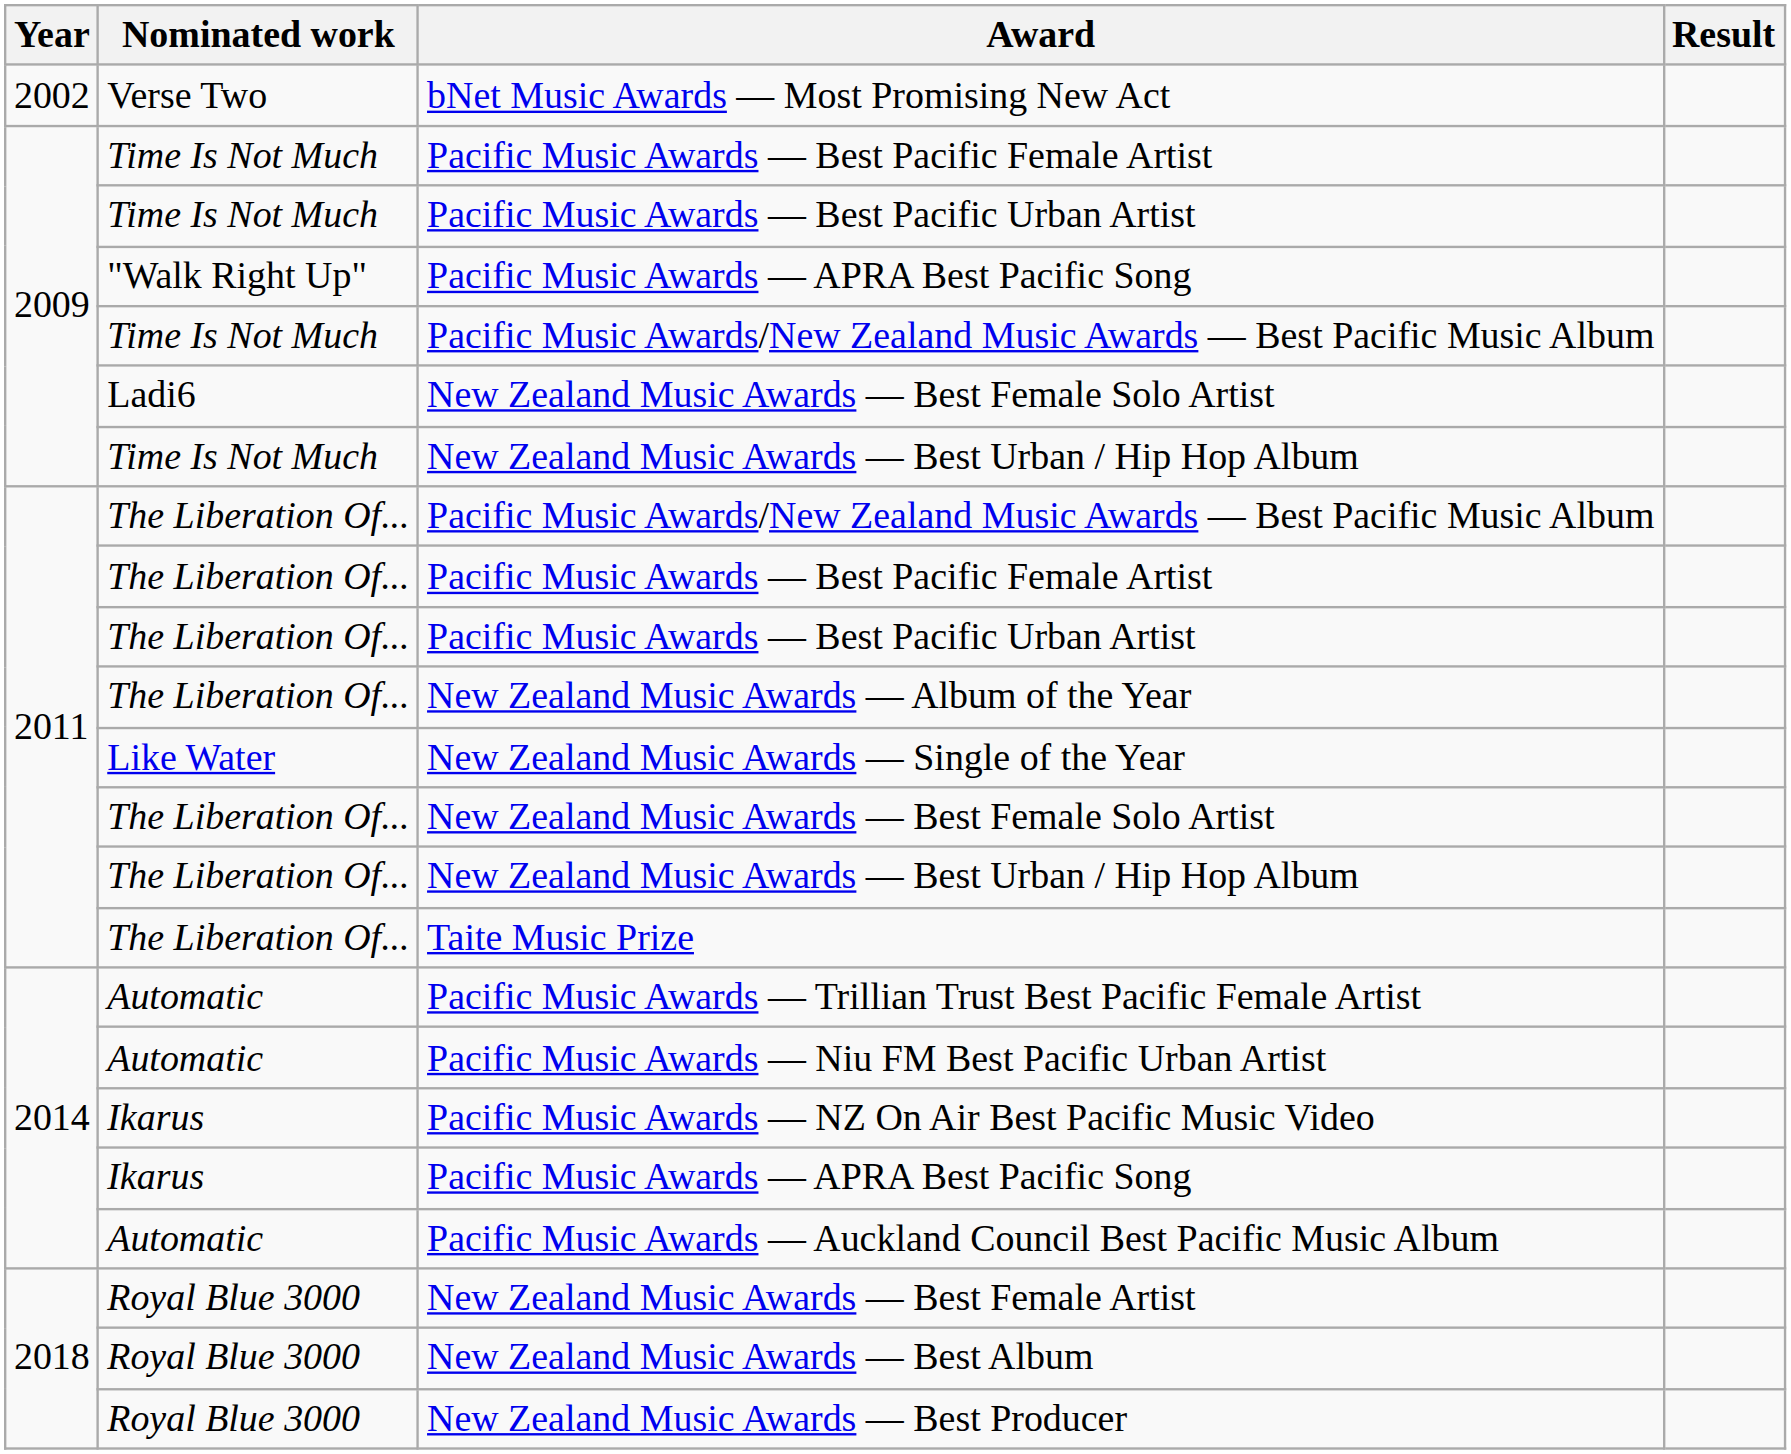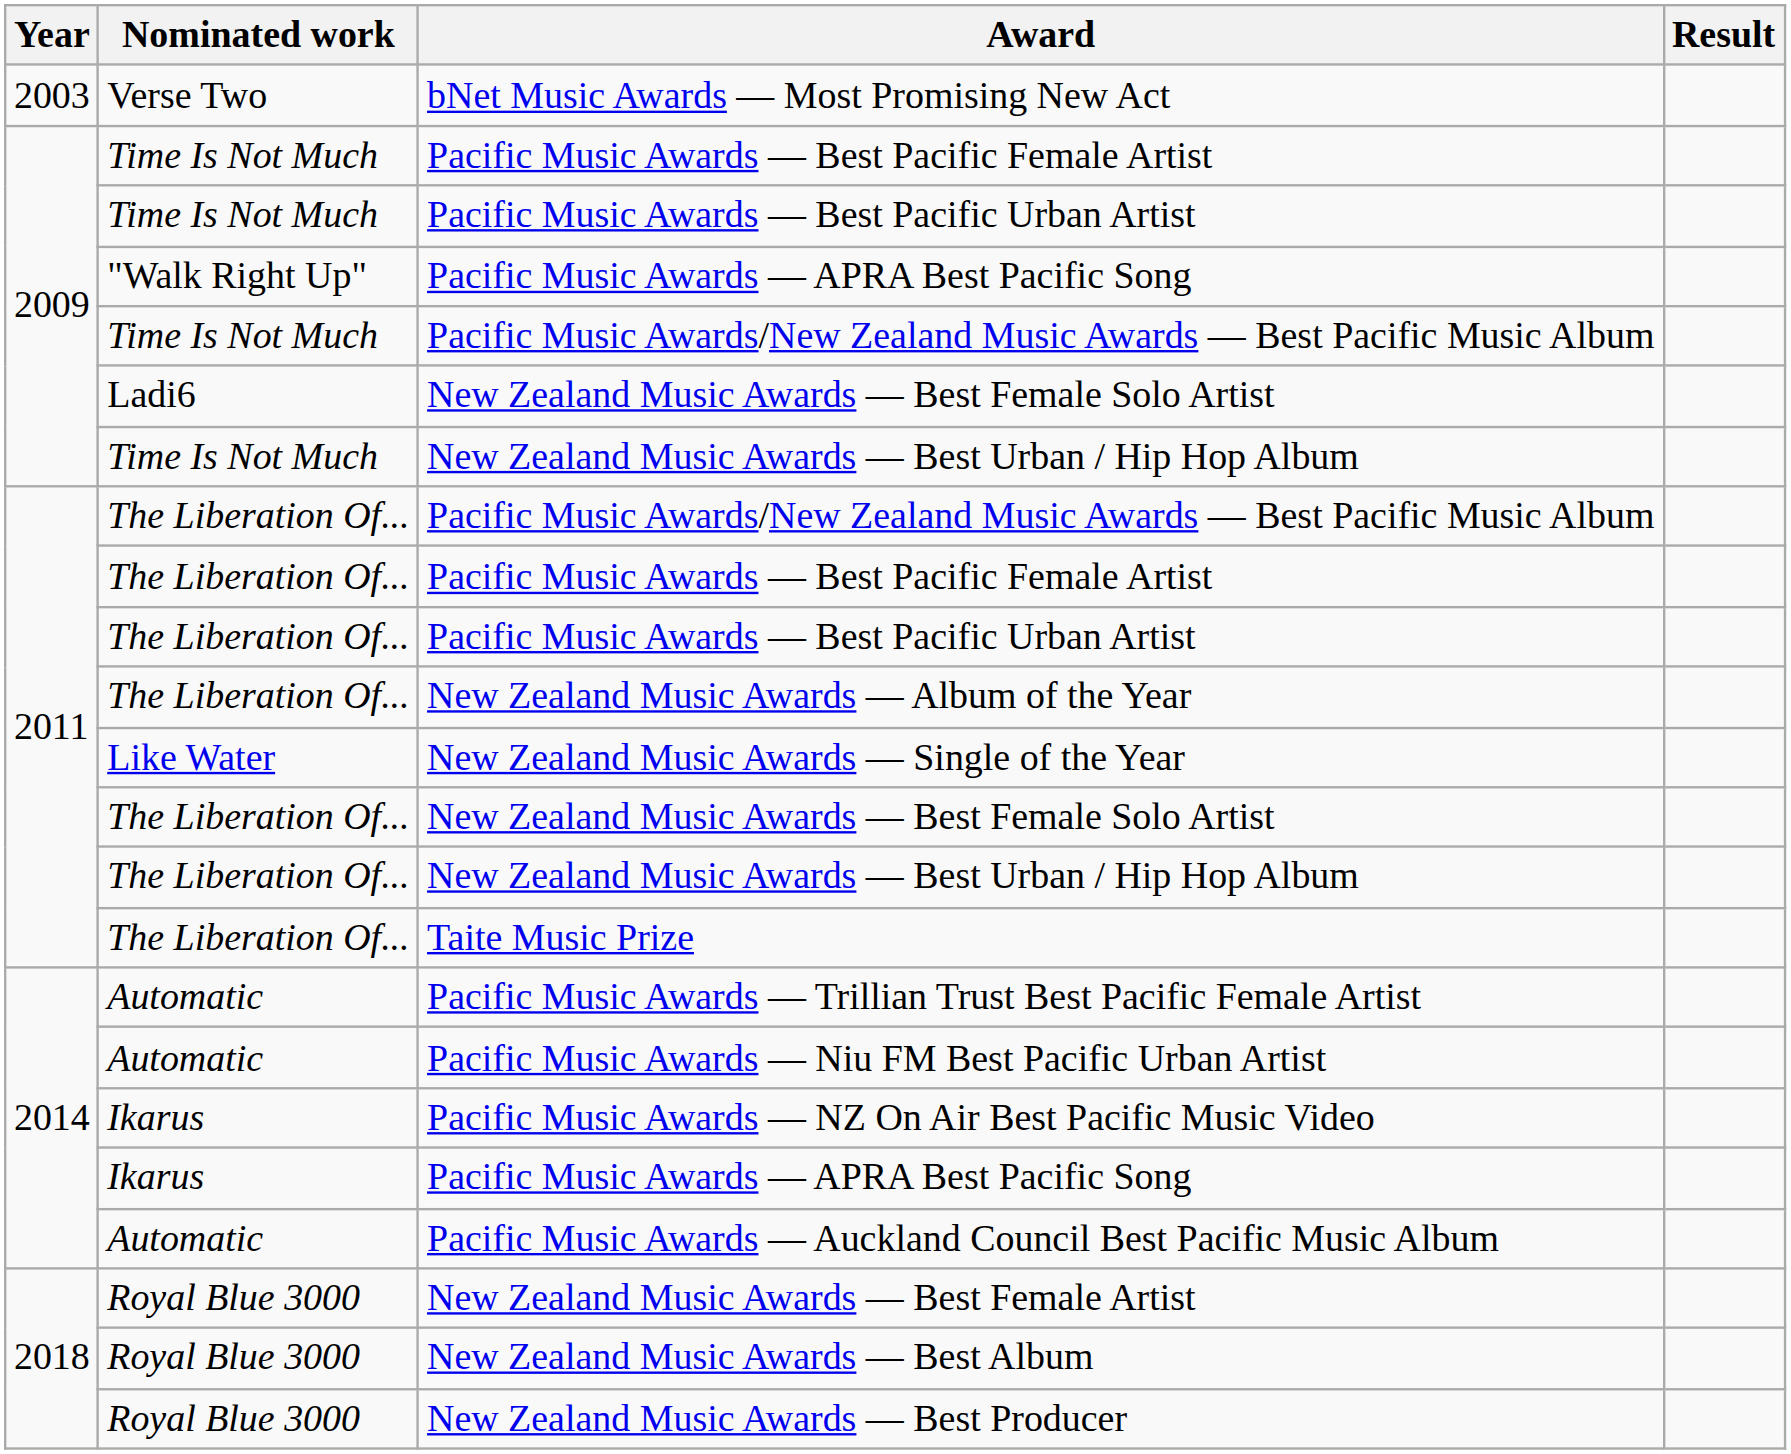(52, 94) 2002 -> (52, 94) 2003
